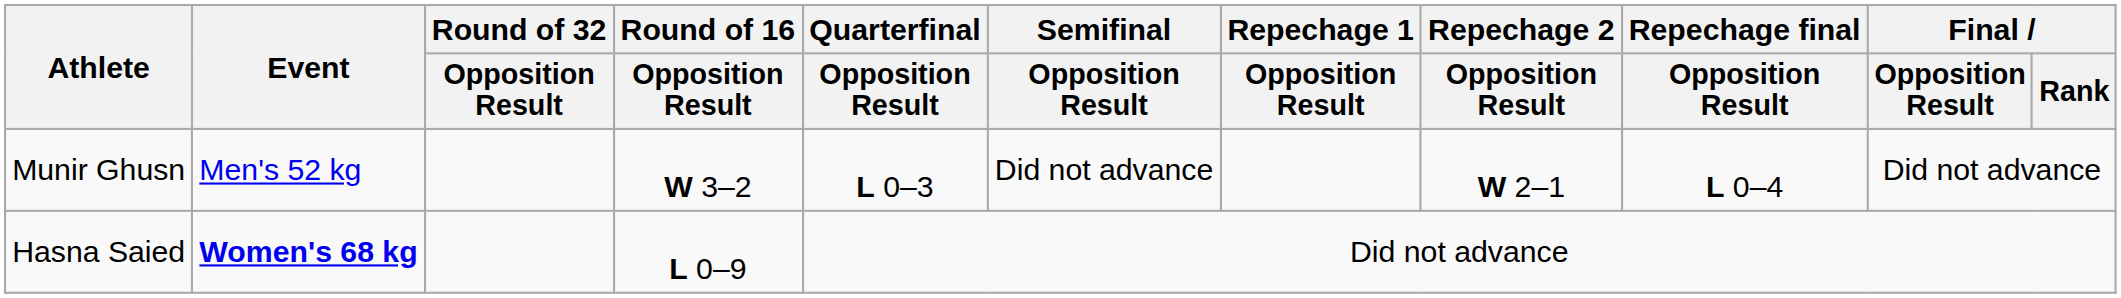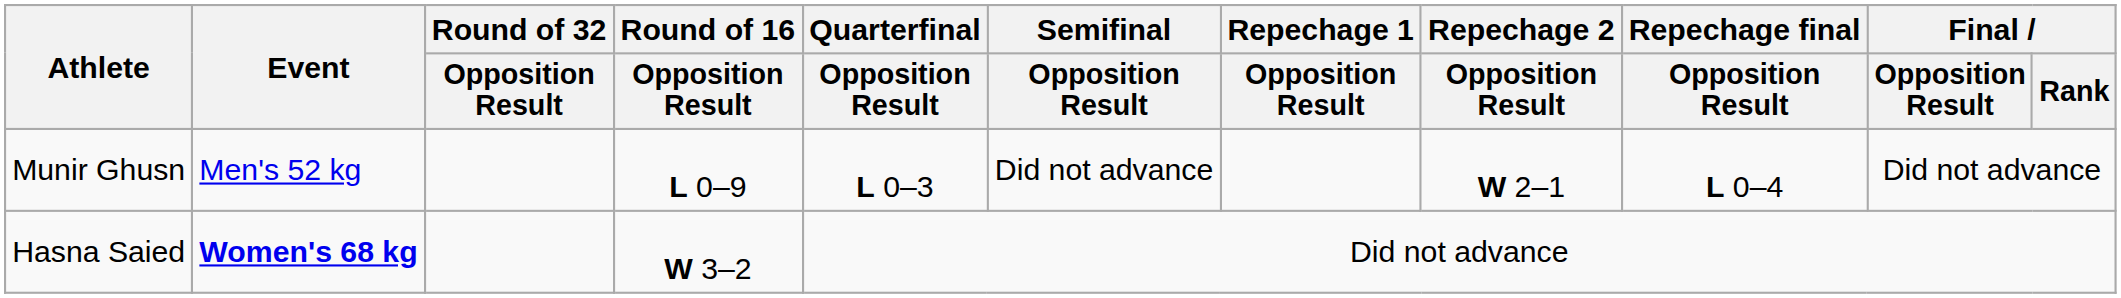(708, 187) W 3–2 -> (708, 187) L 0–9
(708, 269) L 0–9 -> (708, 269) W 3–2
